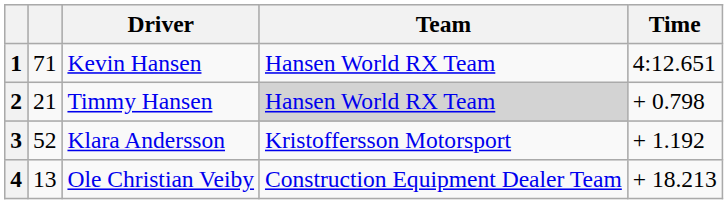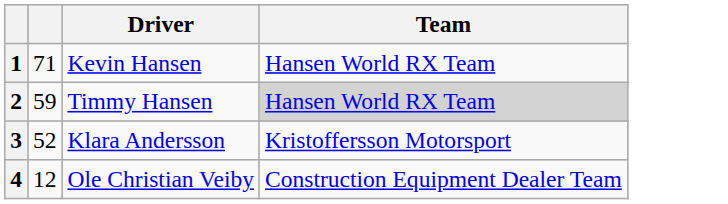- column: (675, 24)
(45, 101) 21 -> (45, 101) 59
(45, 179) 13 -> (45, 179) 12
